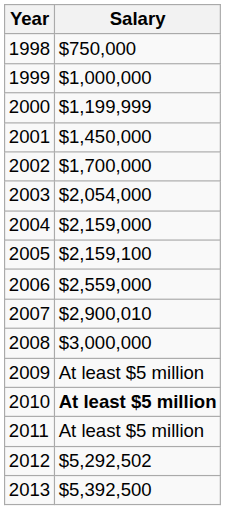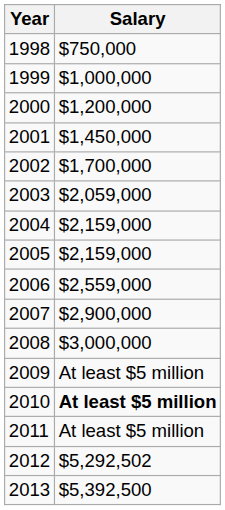(105, 107) $1,199,999 -> (105, 107) $1,200,000
(105, 195) $2,054,000 -> (105, 195) $2,059,000
(105, 254) $2,159,100 -> (105, 254) $2,159,000
(105, 313) $2,900,010 -> (105, 313) $2,900,000
